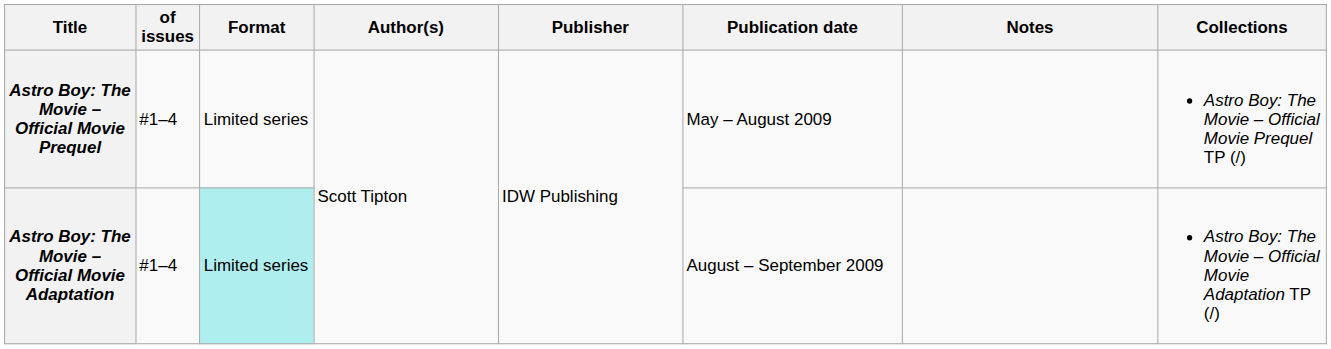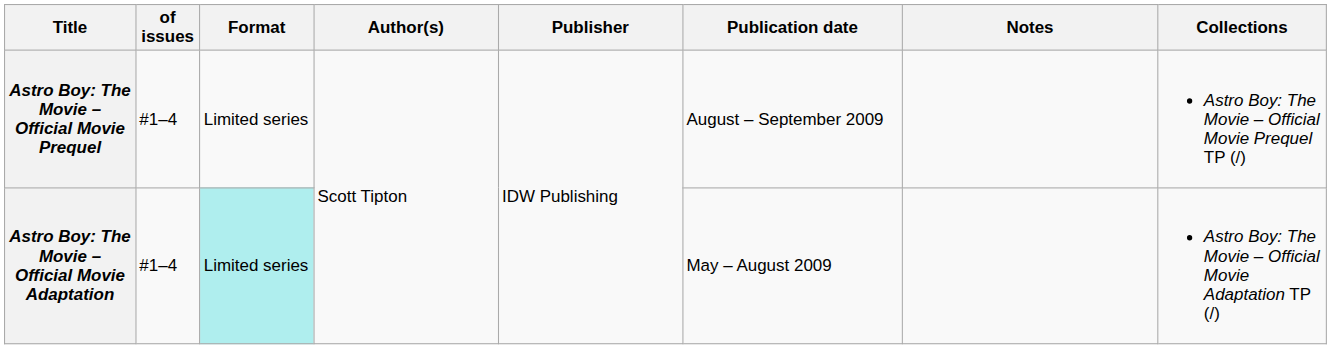(759, 119) May – August 2009 -> (785, 119) August – September 2009
(785, 265) August – September 2009 -> (759, 265) May – August 2009
